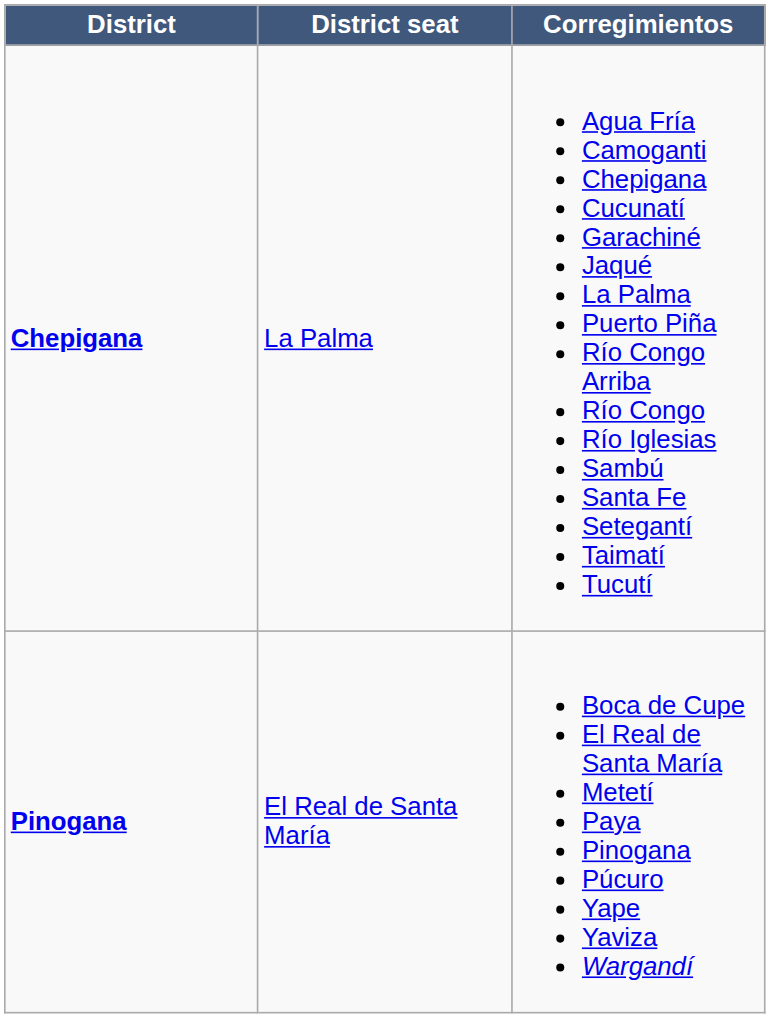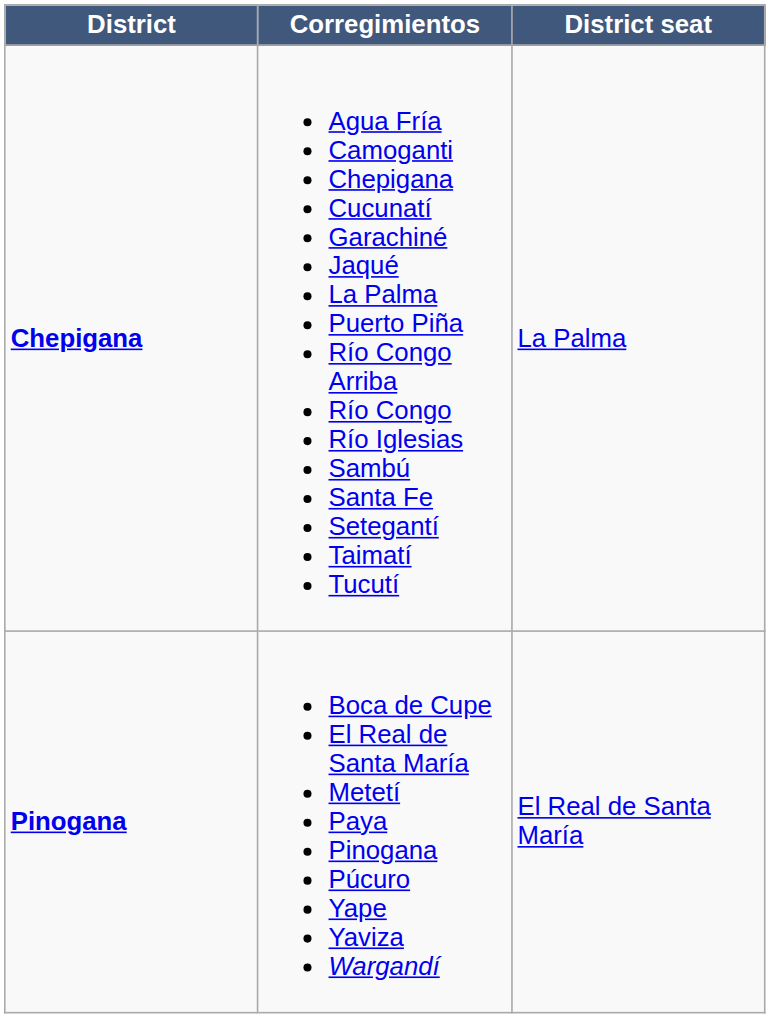columns swapped: (638, 24) <-> (385, 24)
